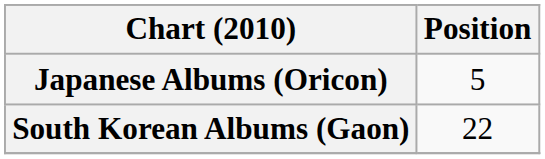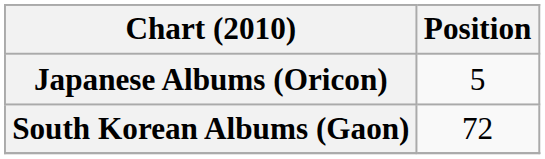(478, 128) 22 -> (478, 128) 72
